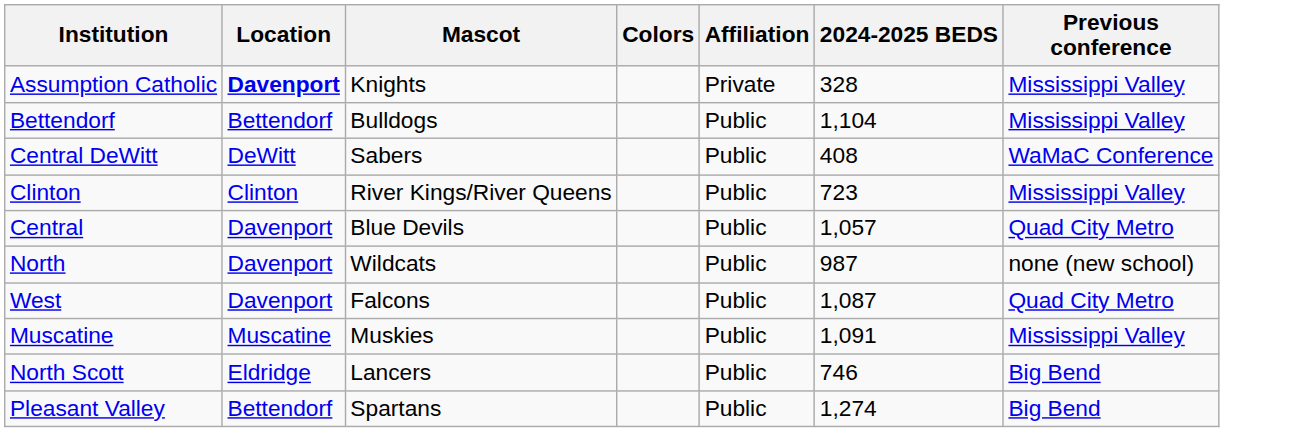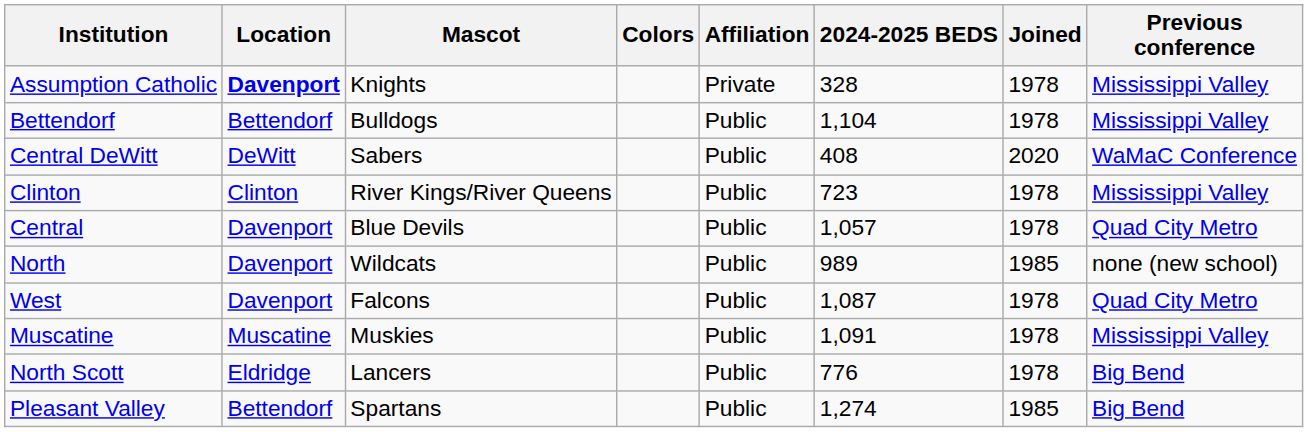+ column: (1045, 35)
(839, 264) 987 -> (839, 264) 989
(839, 372) 746 -> (839, 372) 776
